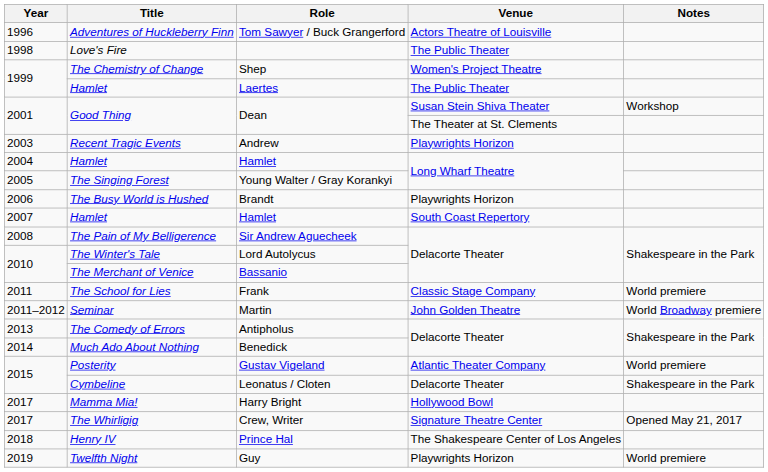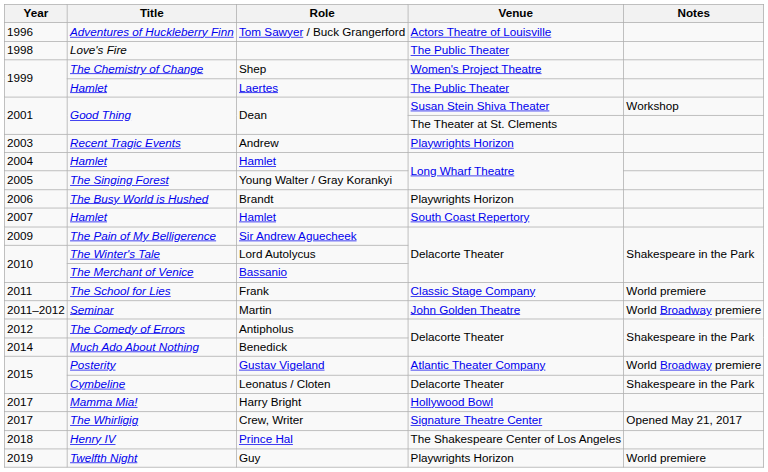(20, 236) 2008 -> (20, 236) 2009
(20, 328) 2013 -> (20, 328) 2012
(666, 365) World premiere -> (694, 365) World Broadway premiere
